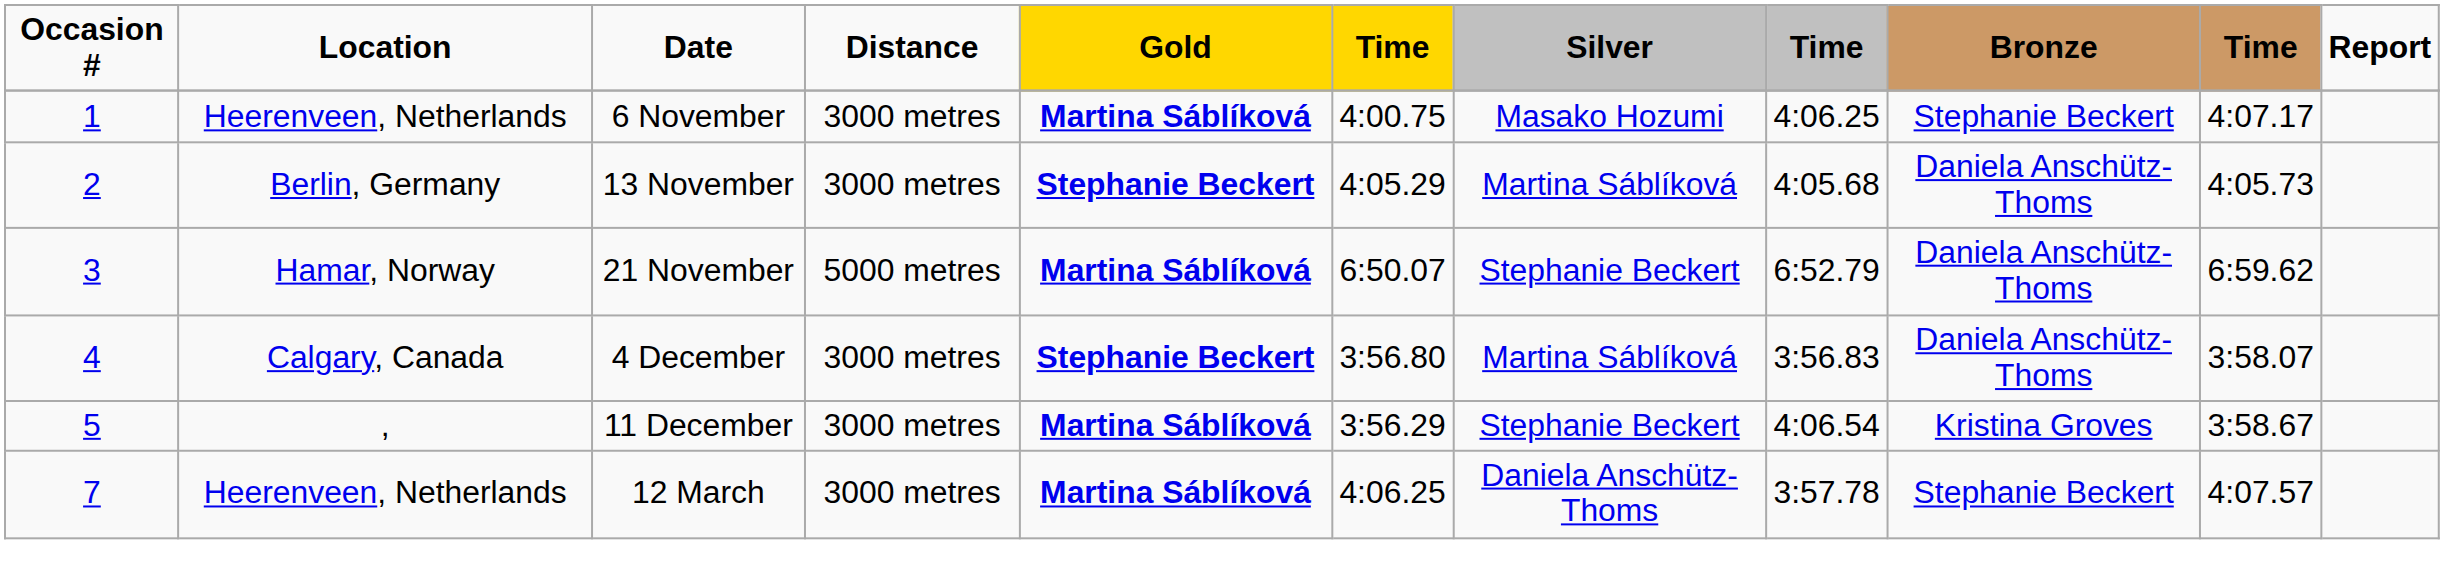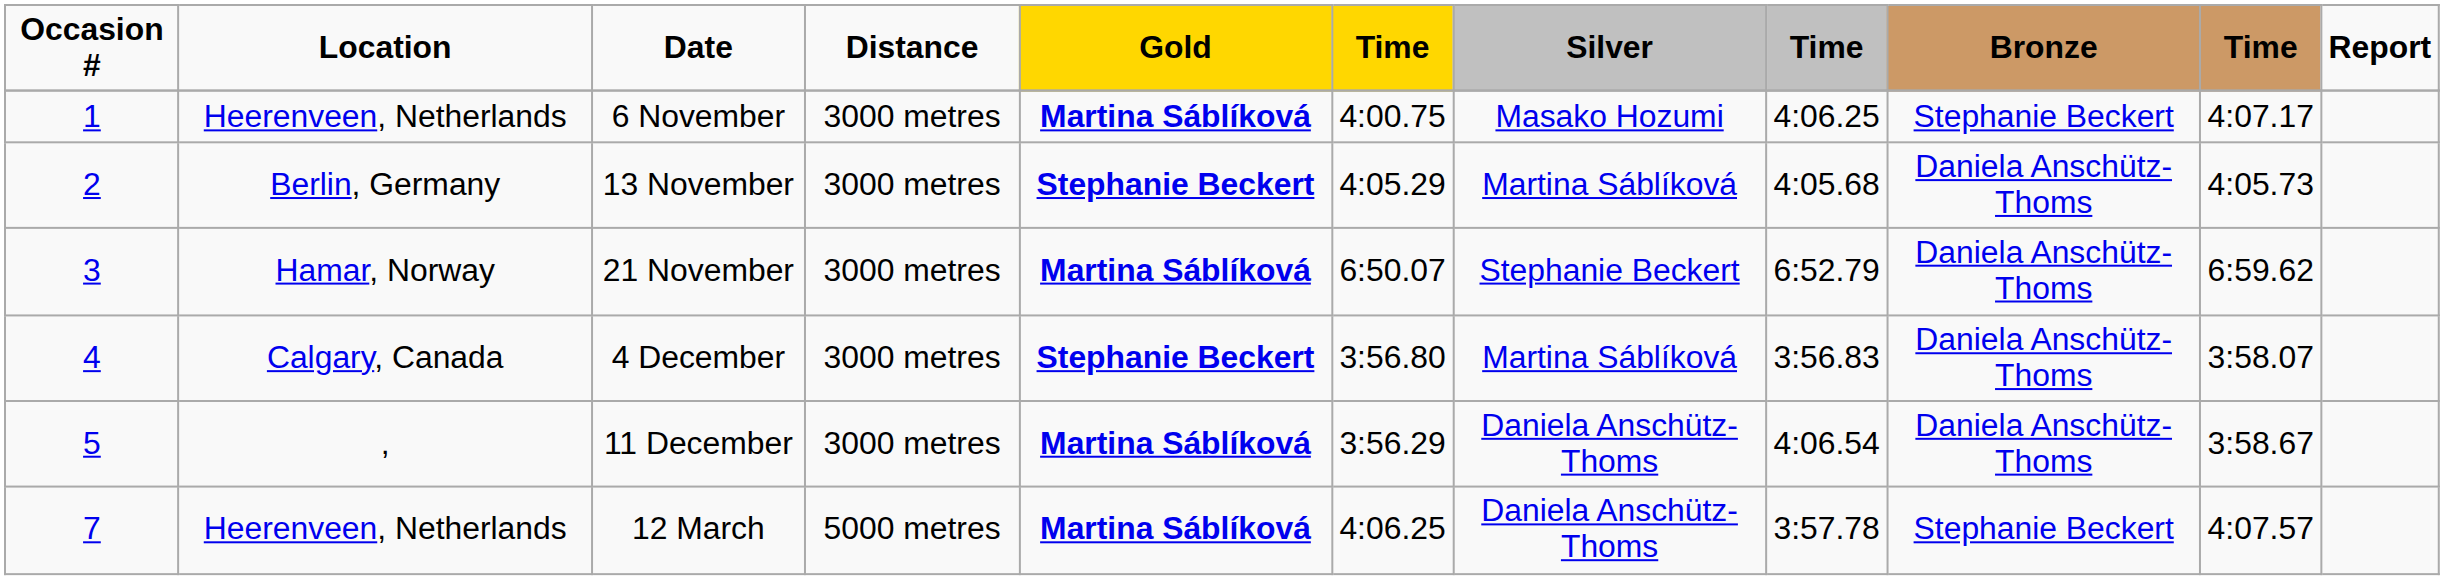(912, 270) 5000 metres -> (912, 270) 3000 metres
(1610, 425) Stephanie Beckert -> (1610, 443) Daniela Anschütz-Thoms
(2044, 425) Kristina Groves -> (2044, 443) Daniela Anschütz-Thoms
(912, 493) 3000 metres -> (912, 529) 5000 metres
